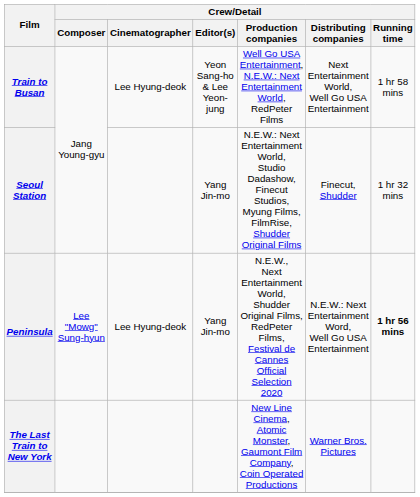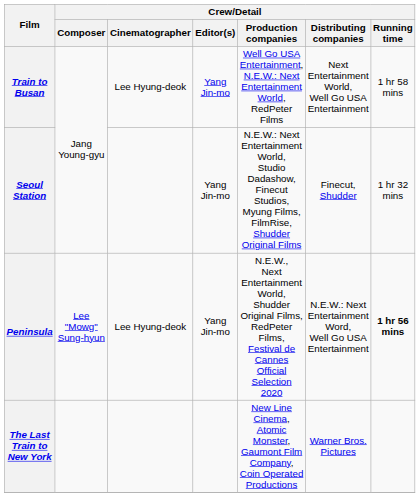(215, 87) Yeon Sang-ho & Lee Yeon-jung -> (215, 87) Yang Jin-mo
